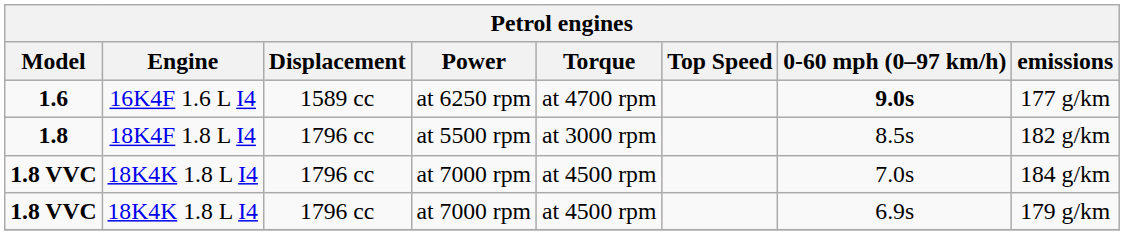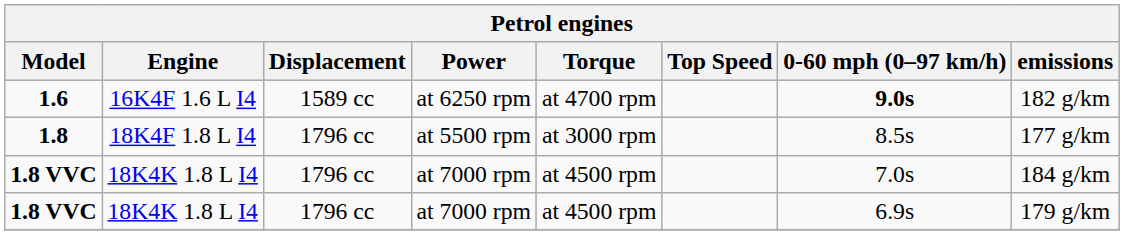(1065, 98) 177 g/km -> (1065, 98) 182 g/km
(1065, 135) 182 g/km -> (1065, 135) 177 g/km
